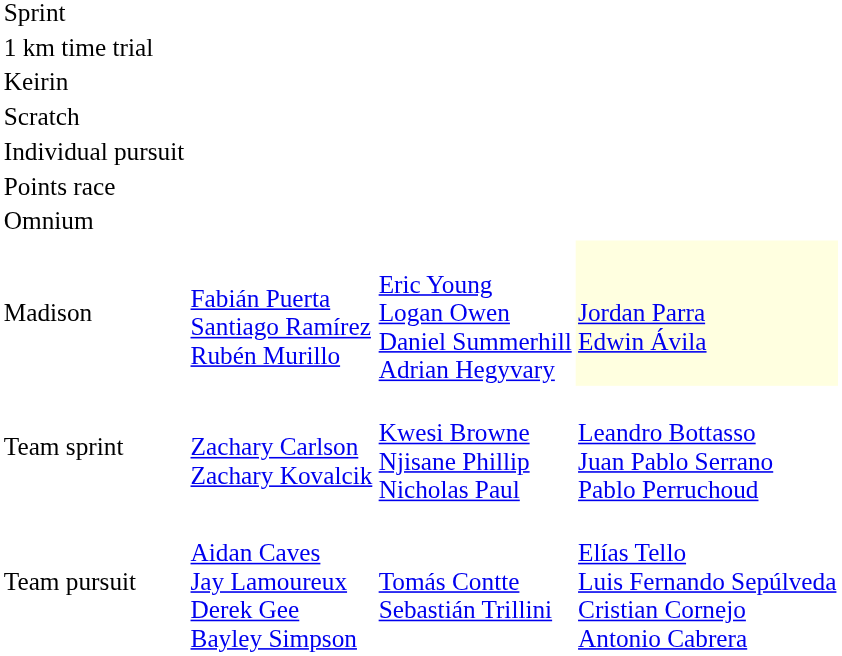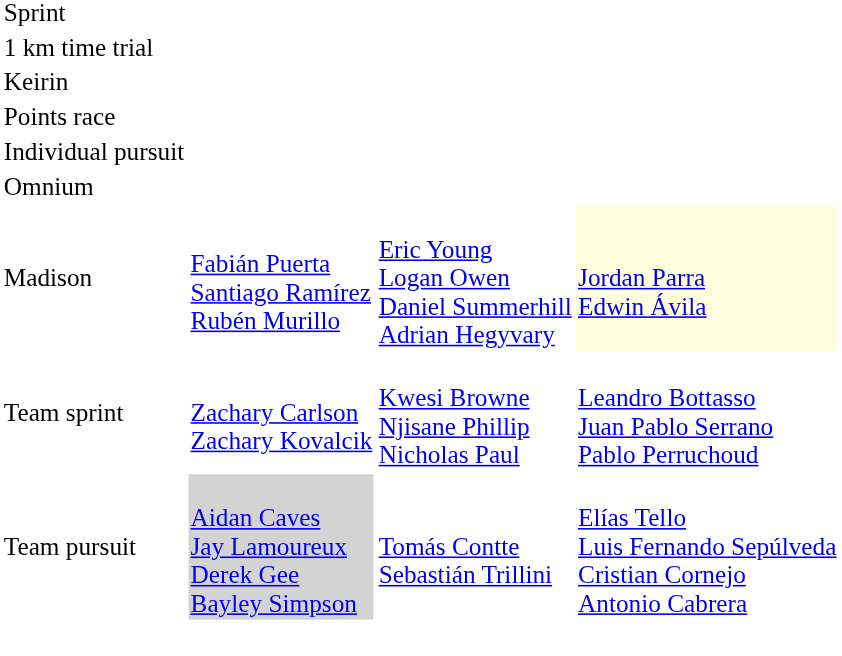- row: (42, 116)
rows swapped: (60, 186) <-> (94, 151)
(274, 595) no background -> (274, 560) lightgrey background
